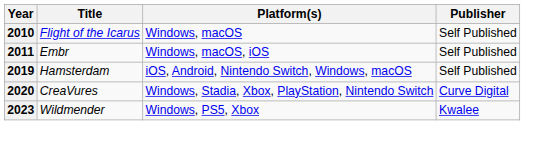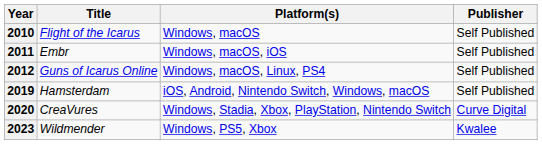+ row: (21, 71)
